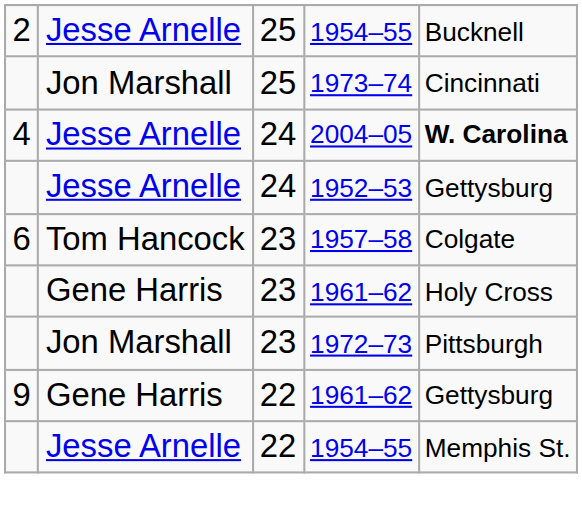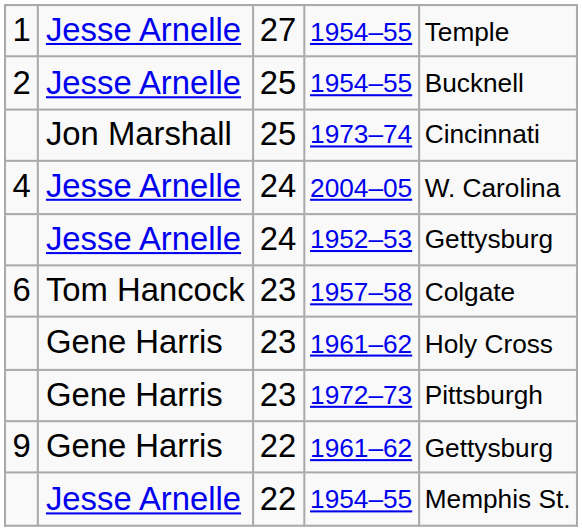+ row: (22, 30)
(496, 135) bold -> (492, 187) normal
(139, 342) Jon Marshall -> (134, 394) Gene Harris
